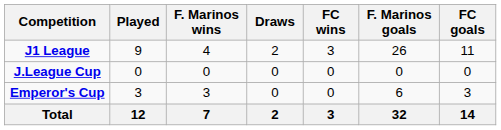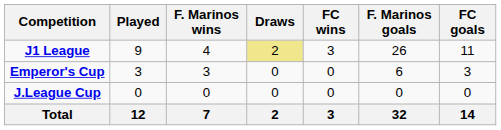(275, 51) no background -> (275, 51) khaki background
rows swapped: (57, 93) <-> (57, 72)
